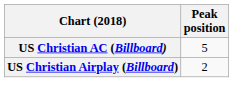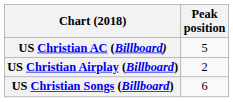+ row: (93, 86)
